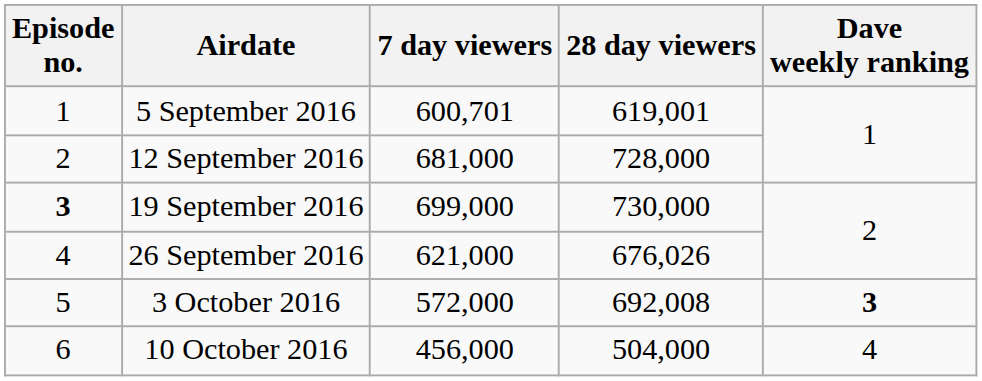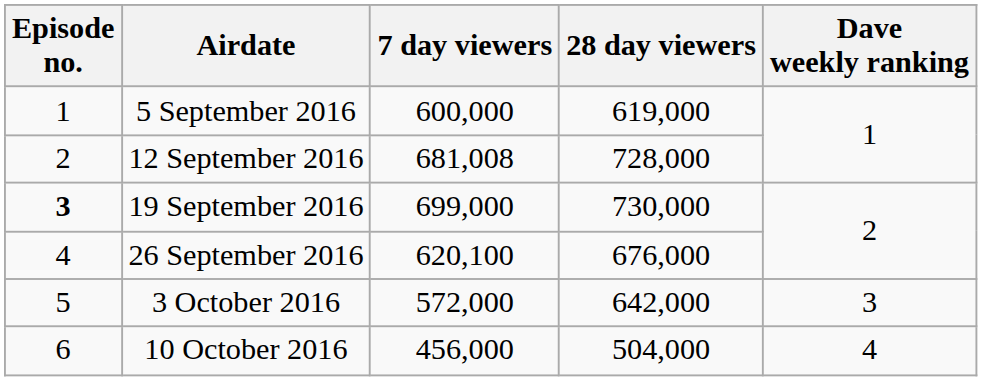(465, 110) 600,701 -> (465, 110) 600,000
(661, 110) 619,001 -> (661, 110) 619,000
(465, 158) 681,000 -> (465, 158) 681,008
(465, 254) 621,000 -> (465, 254) 620,100
(661, 254) 676,026 -> (661, 254) 676,000
(661, 302) 692,008 -> (661, 302) 642,000
(869, 302) bold -> (869, 302) normal
